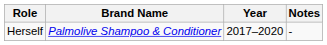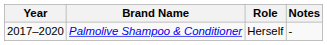columns swapped: (255, 13) <-> (25, 13)
